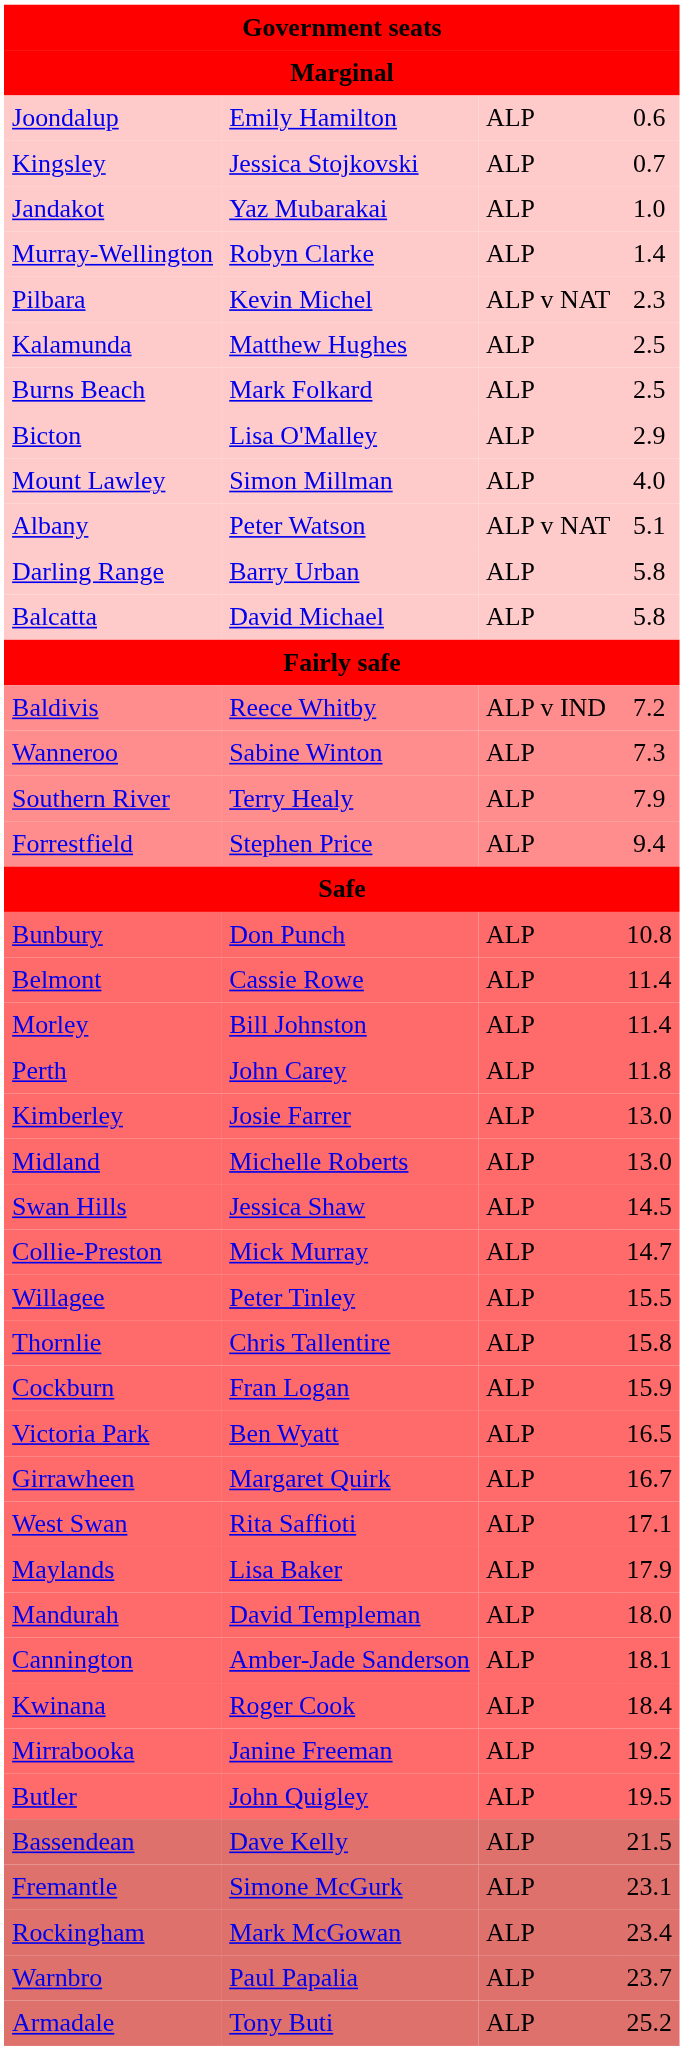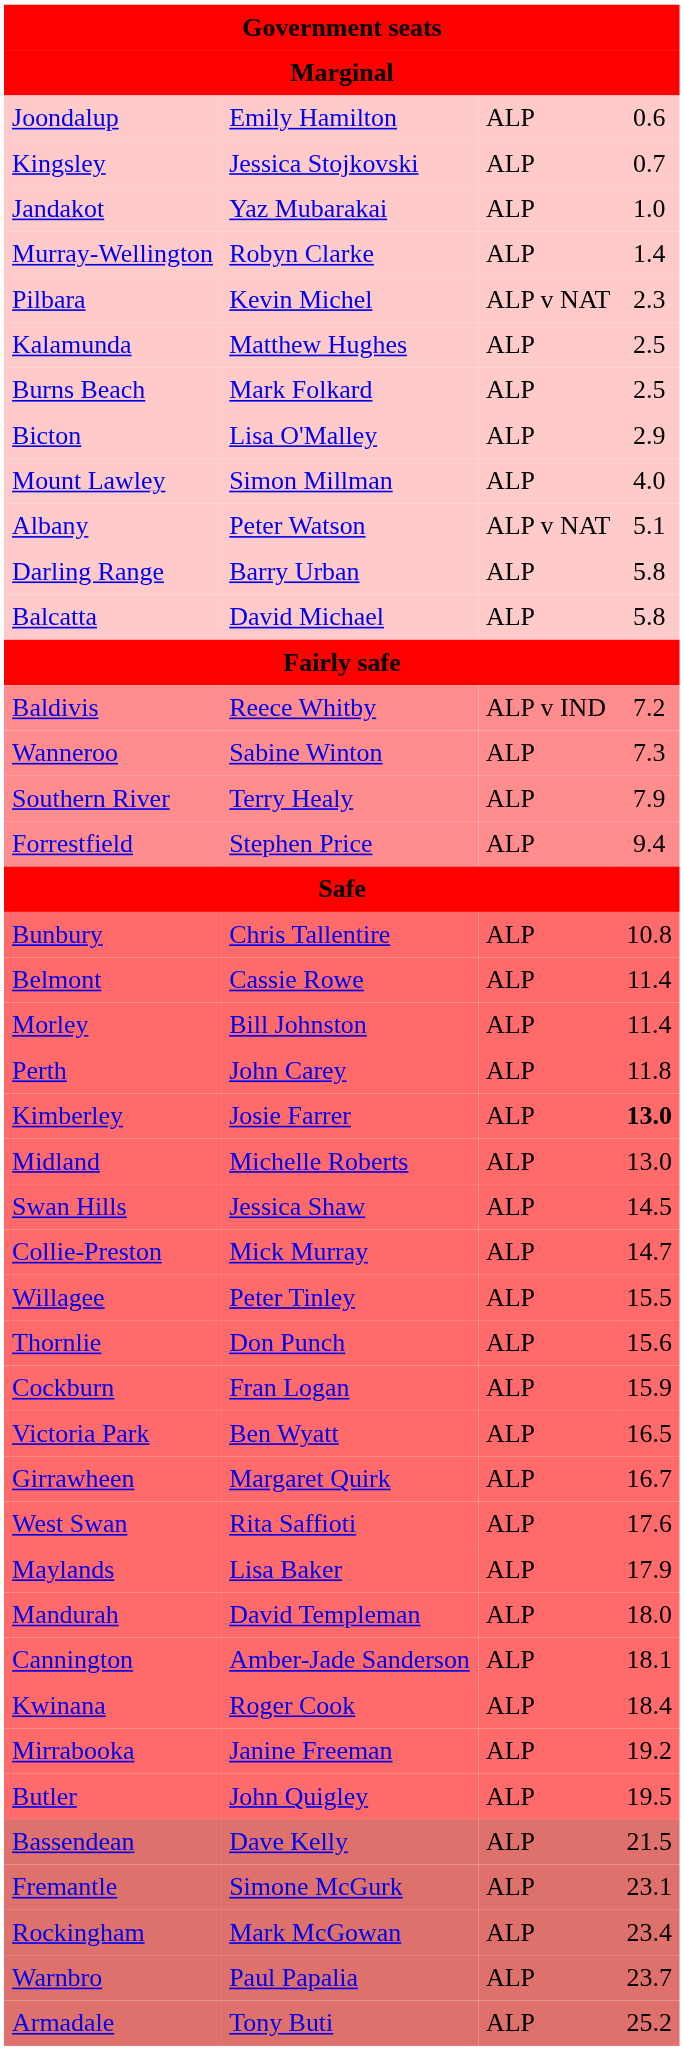(287, 934) Don Punch -> (310, 934) Chris Tallentire
(649, 1116) normal -> (649, 1116) bold
(310, 1343) Chris Tallentire -> (287, 1343) Don Punch
(649, 1343) 15.8 -> (649, 1343) 15.6
(649, 1524) 17.1 -> (649, 1524) 17.6
